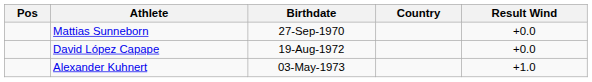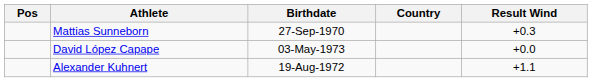(524, 31) +0.0 -> (524, 31) +0.3
(311, 49) 19-Aug-1972 -> (311, 49) 03-May-1973
(311, 67) 03-May-1973 -> (311, 67) 19-Aug-1972
(524, 67) +1.0 -> (524, 67) +1.1
